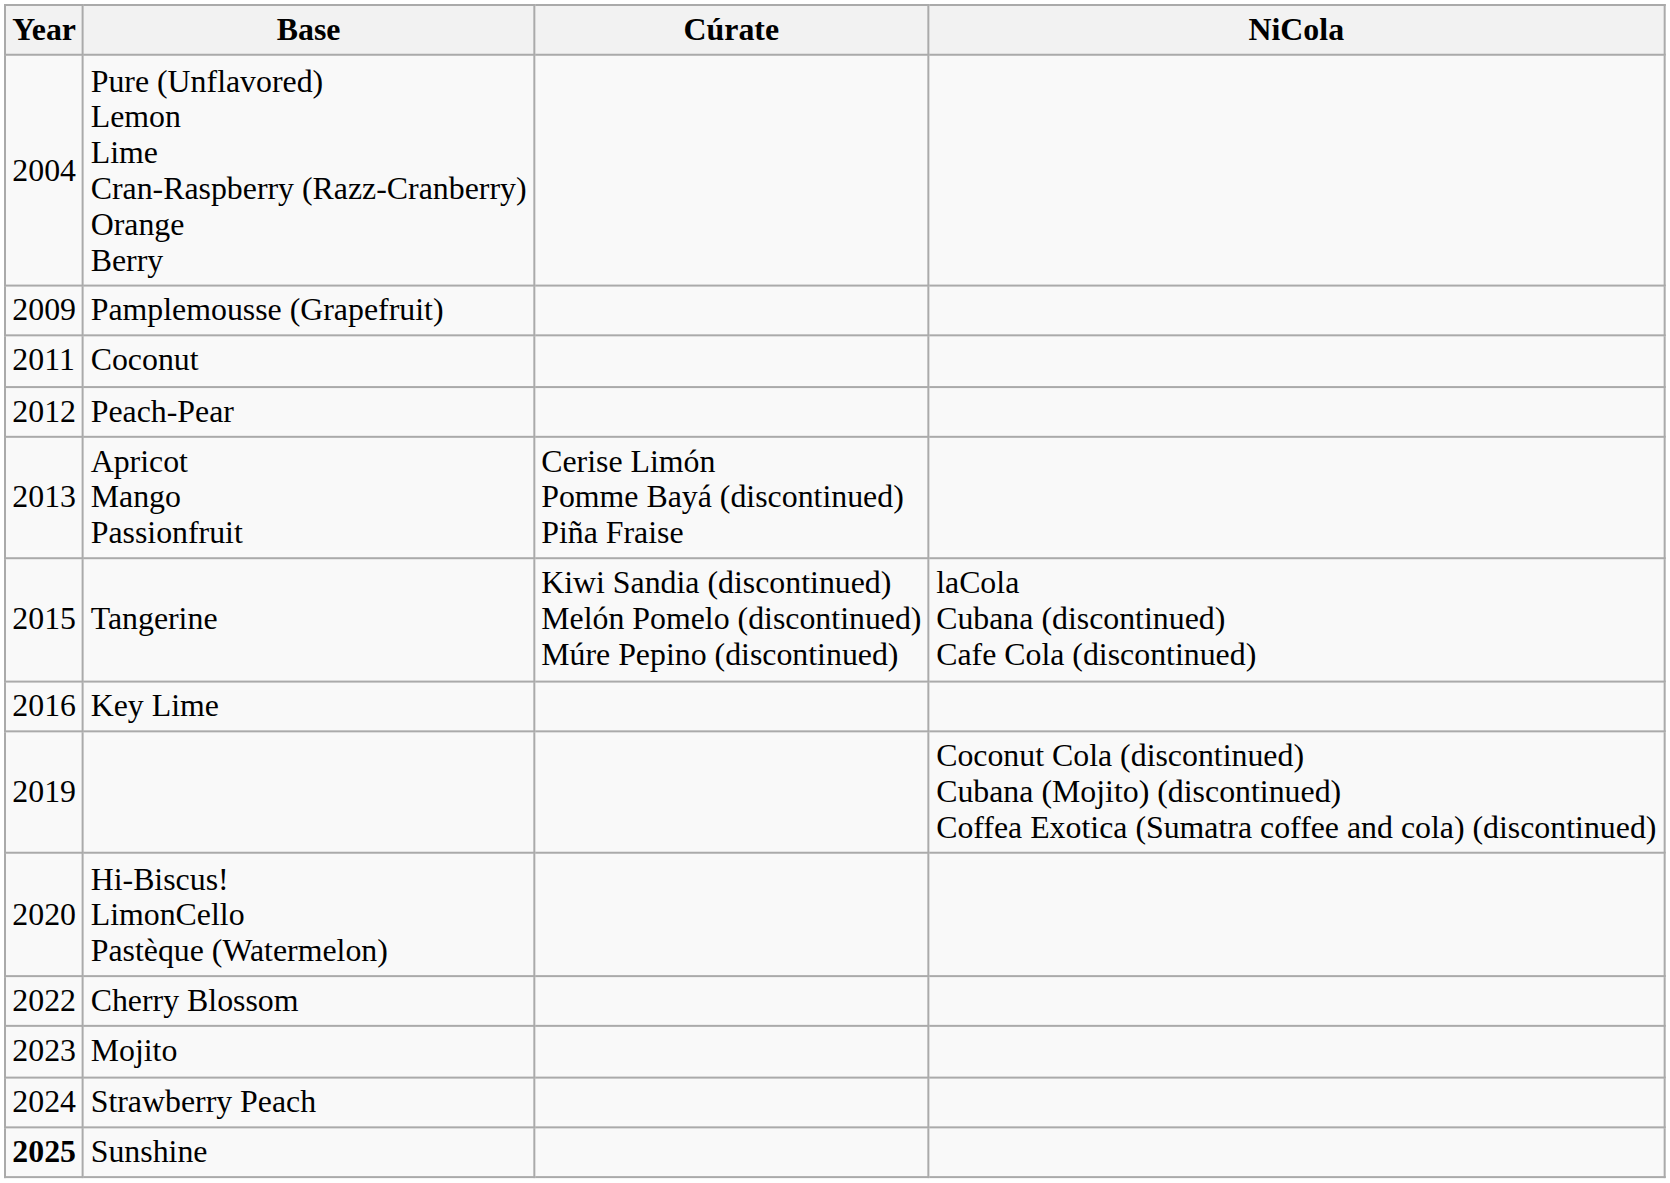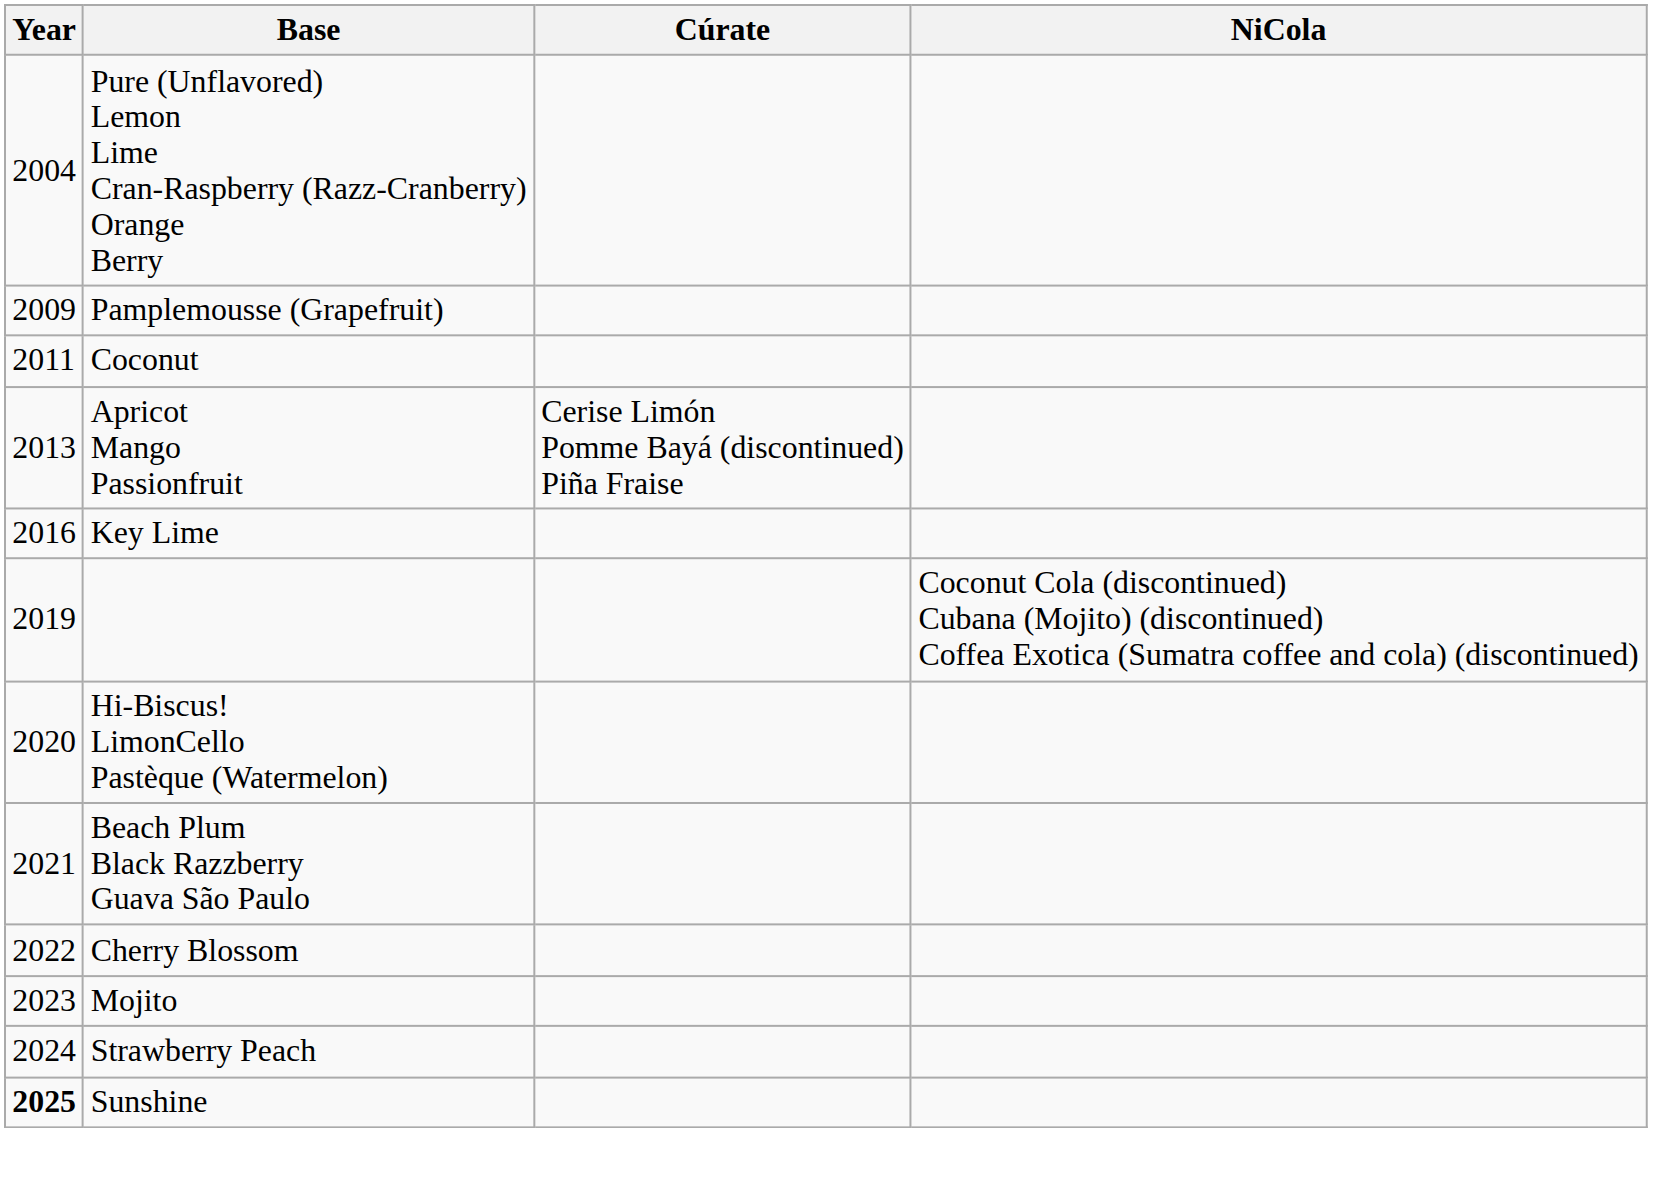- row: (162, 410)
- row: (154, 619)
+ row: (200, 863)
